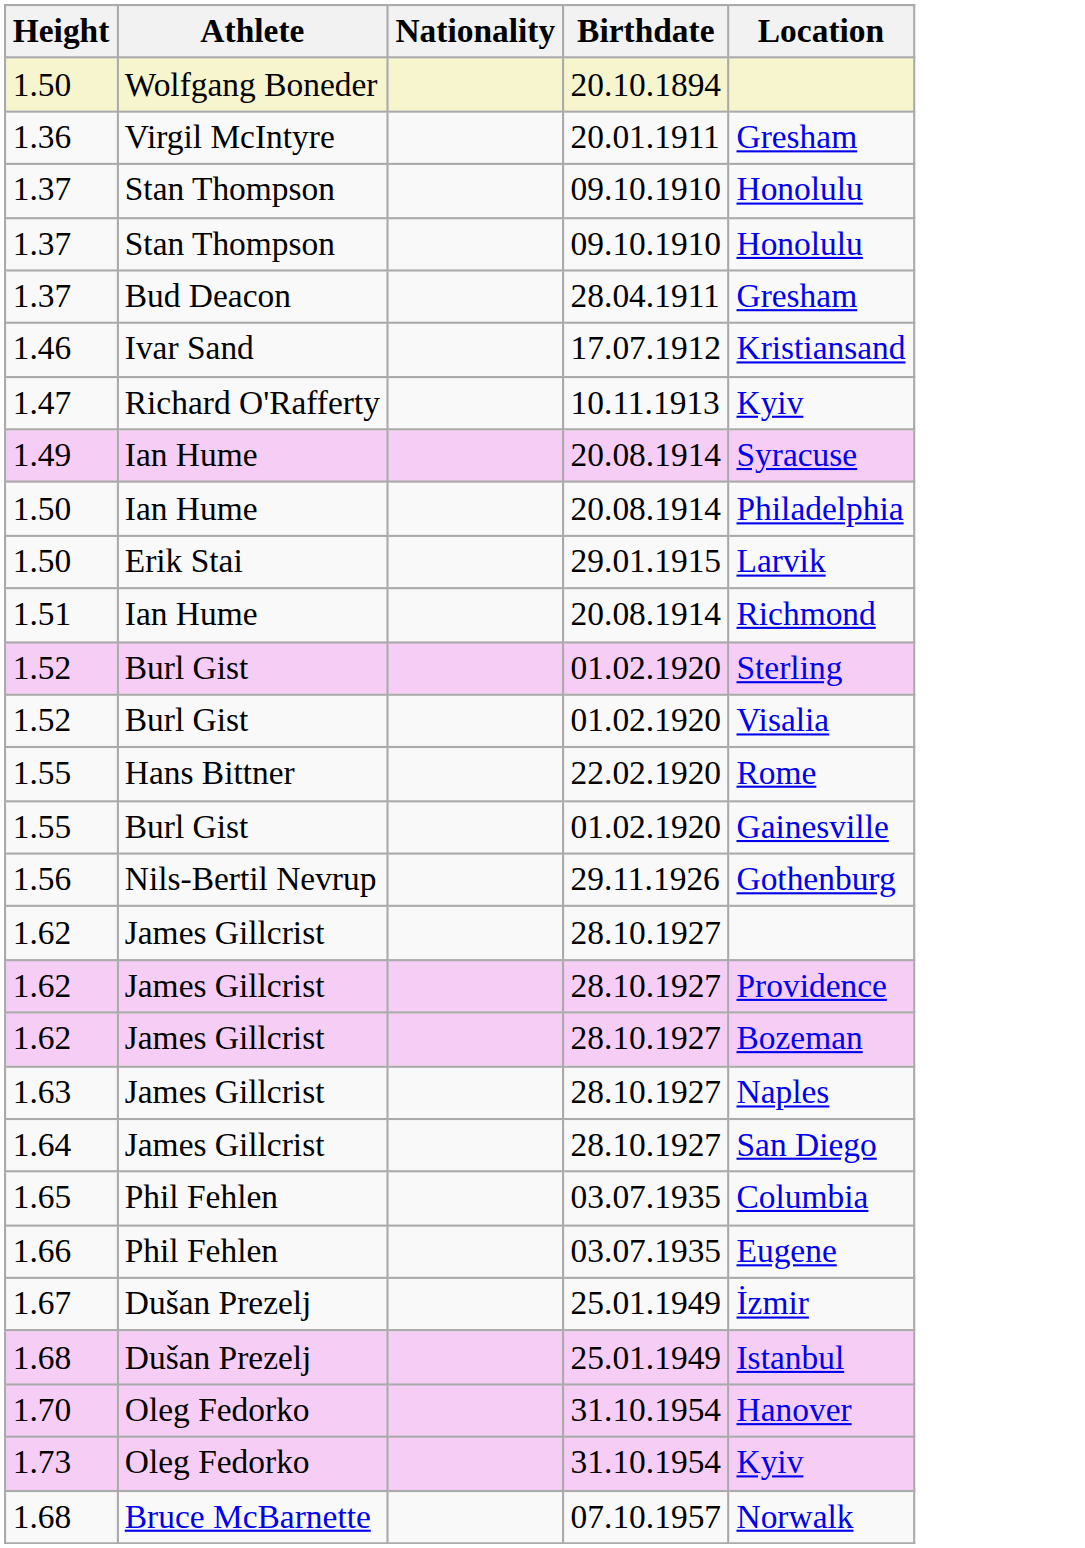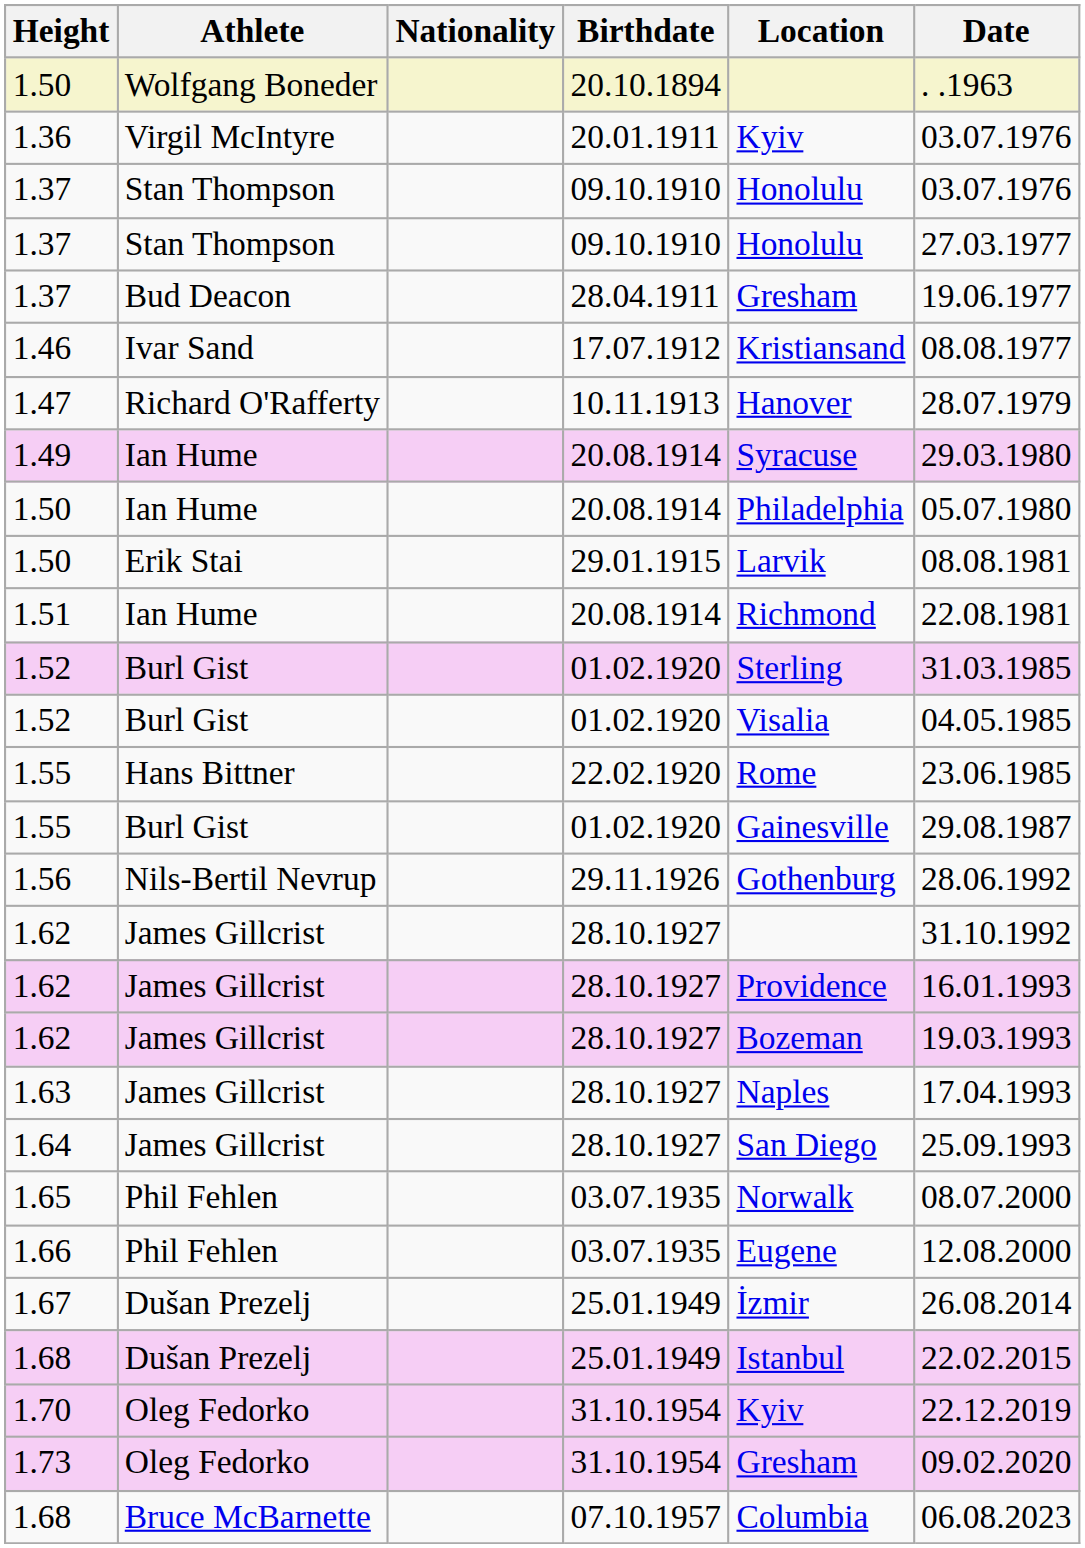+ column: (996, 31)
(797, 137) Gresham -> (770, 137) Kyiv
(770, 402) Kyiv -> (794, 402) Hanover
(802, 1197) Columbia -> (795, 1197) Norwalk
(794, 1409) Hanover -> (770, 1409) Kyiv
(770, 1462) Kyiv -> (797, 1462) Gresham
(795, 1515) Norwalk -> (802, 1515) Columbia
